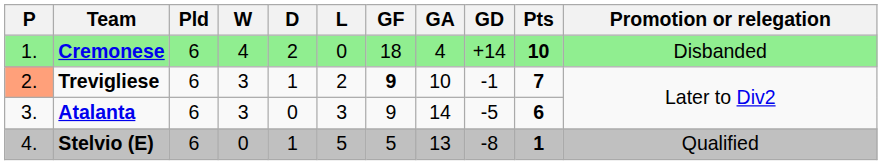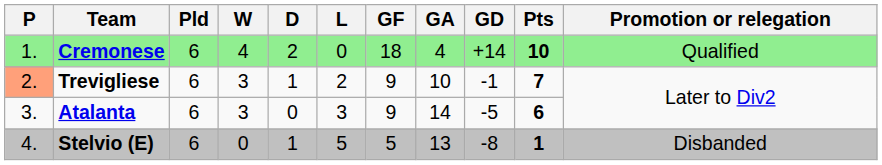(720, 50) Disbanded -> (720, 50) Qualified
(391, 81) bold -> (391, 81) normal
(720, 143) Qualified -> (720, 143) Disbanded
